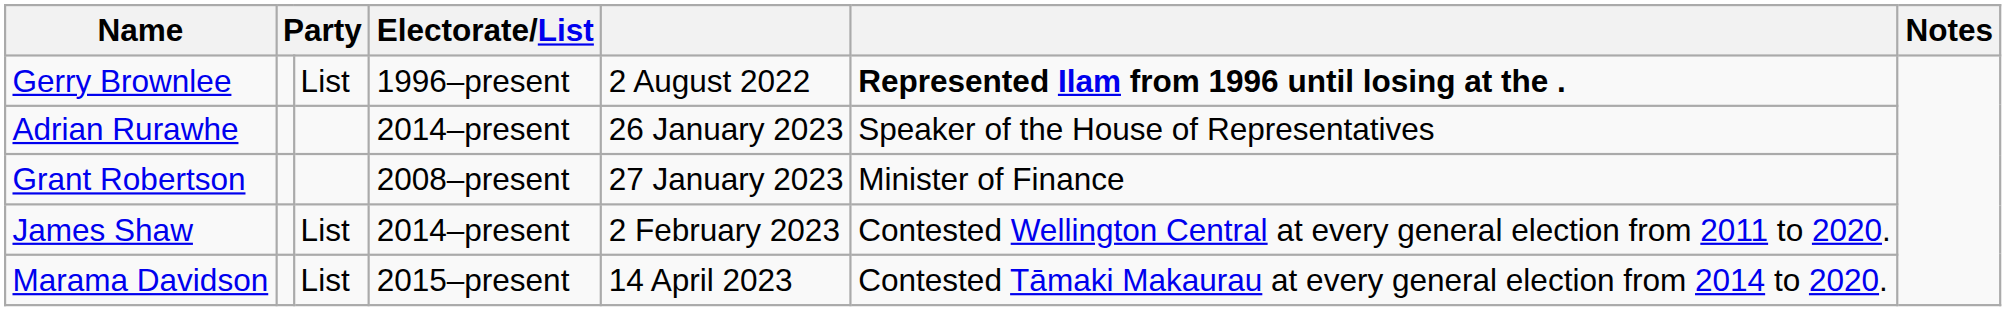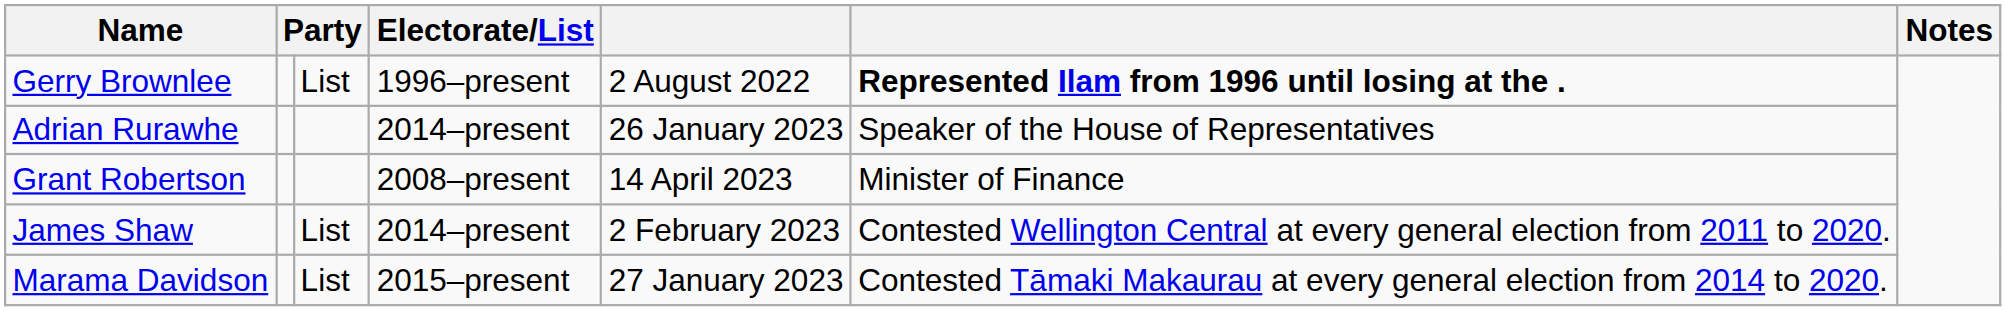(726, 180) 27 January 2023 -> (701, 180) 14 April 2023
(701, 280) 14 April 2023 -> (726, 280) 27 January 2023
